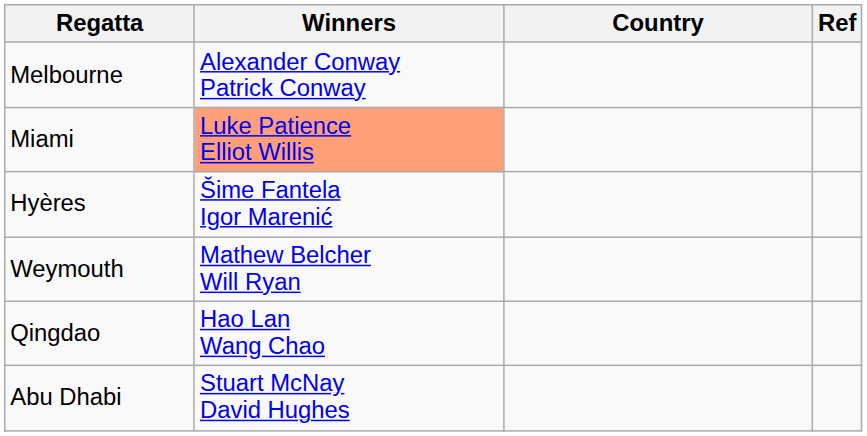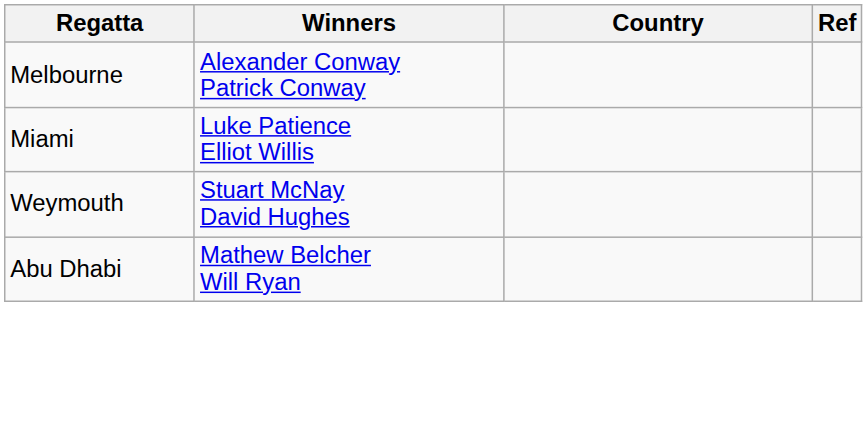(276, 139) lightsalmon background -> (276, 139) no background
- row: (48, 203)
(285, 268) Mathew Belcher Will Ryan -> (275, 203) Stuart McNay David Hughes
- row: (55, 333)
(275, 397) Stuart McNay David Hughes -> (285, 268) Mathew Belcher Will Ryan
